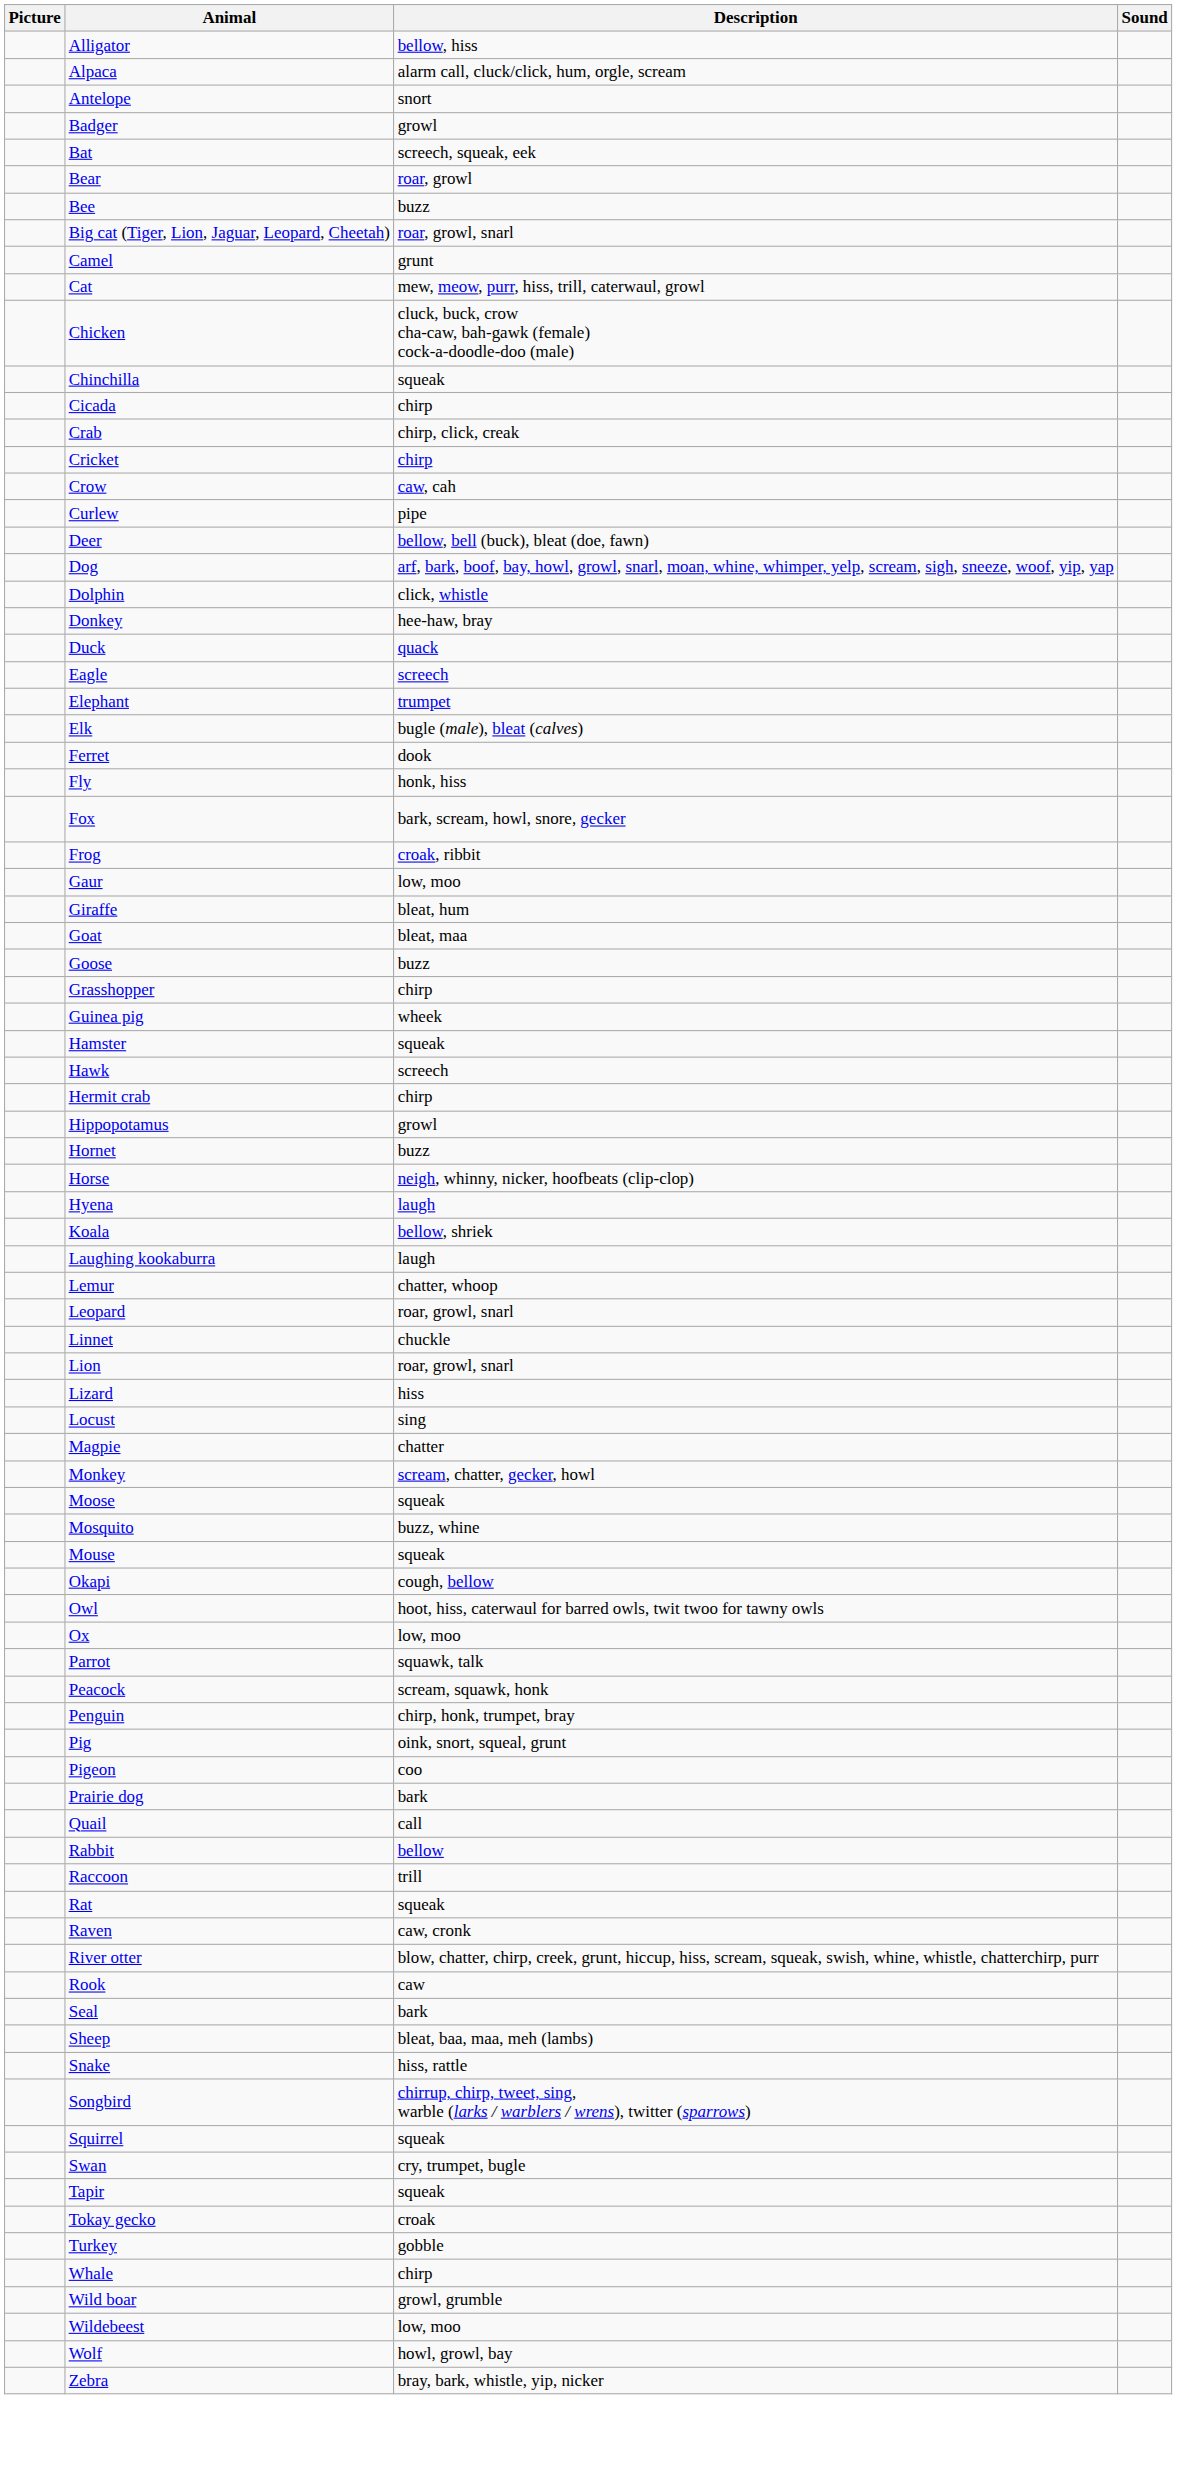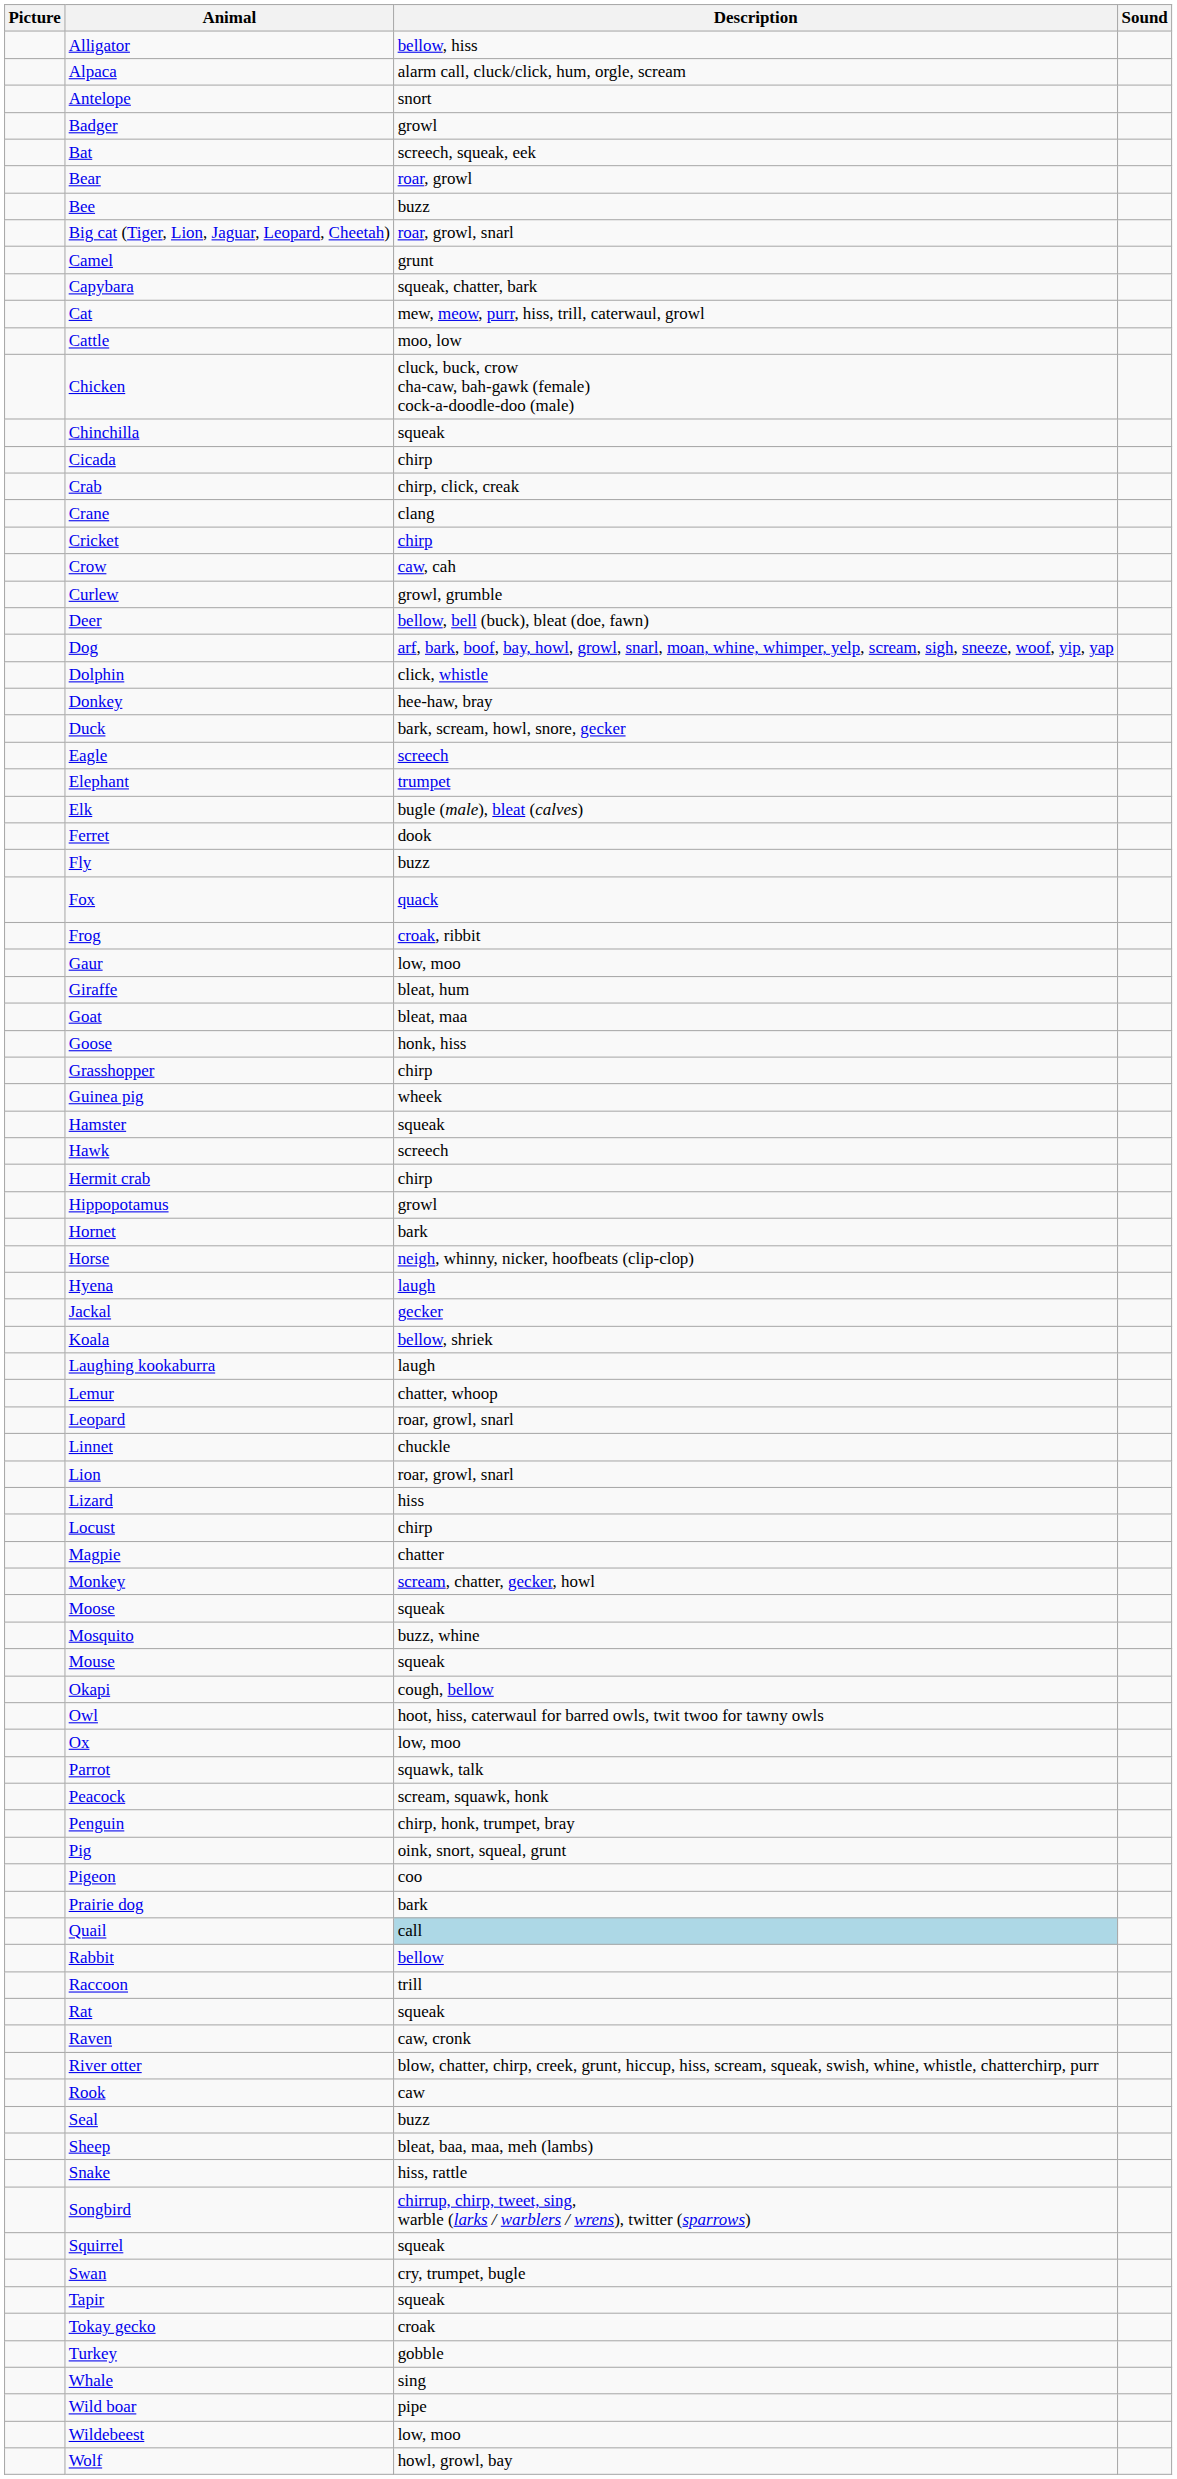+ row: (101, 286)
+ row: (89, 340)
+ row: (89, 513)
(412, 513) pipe -> (450, 594) growl, grumble
(418, 647) quack -> (512, 728) bark, scream, howl, snore, gecker
(432, 782) honk, hiss -> (414, 863) buzz
(512, 818) bark, scream, howl, snore, gecker -> (418, 899) quack
(414, 962) buzz -> (432, 1043) honk, hiss
(414, 1151) buzz -> (413, 1231) bark
+ row: (90, 1312)
(412, 1420) sing -> (415, 1527) chirp
(410, 1823) no background -> (410, 1931) lightblue background
(413, 2011) bark -> (414, 2119) buzz
(415, 2272) chirp -> (412, 2380) sing
(450, 2299) growl, grumble -> (412, 2407) pipe
- row: (88, 2380)
